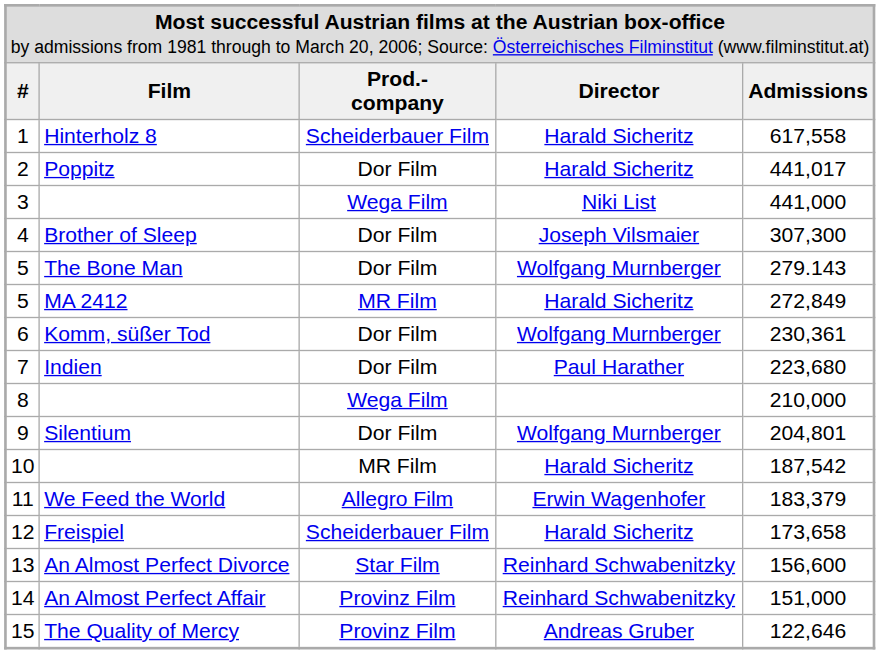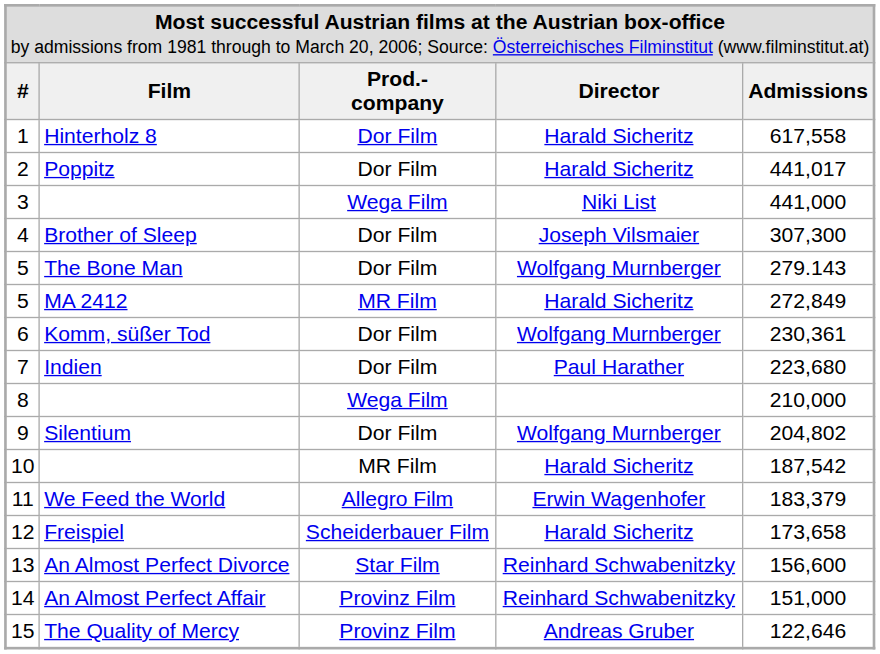(397, 135) Scheiderbauer Film -> (397, 135) Dor Film
(808, 432) 204,801 -> (808, 432) 204,802
